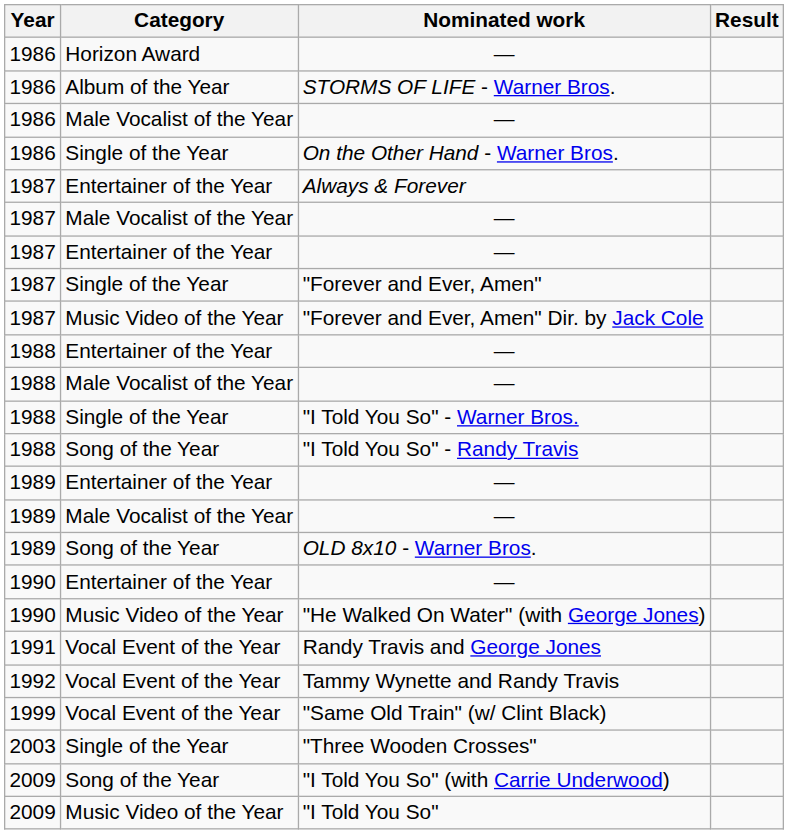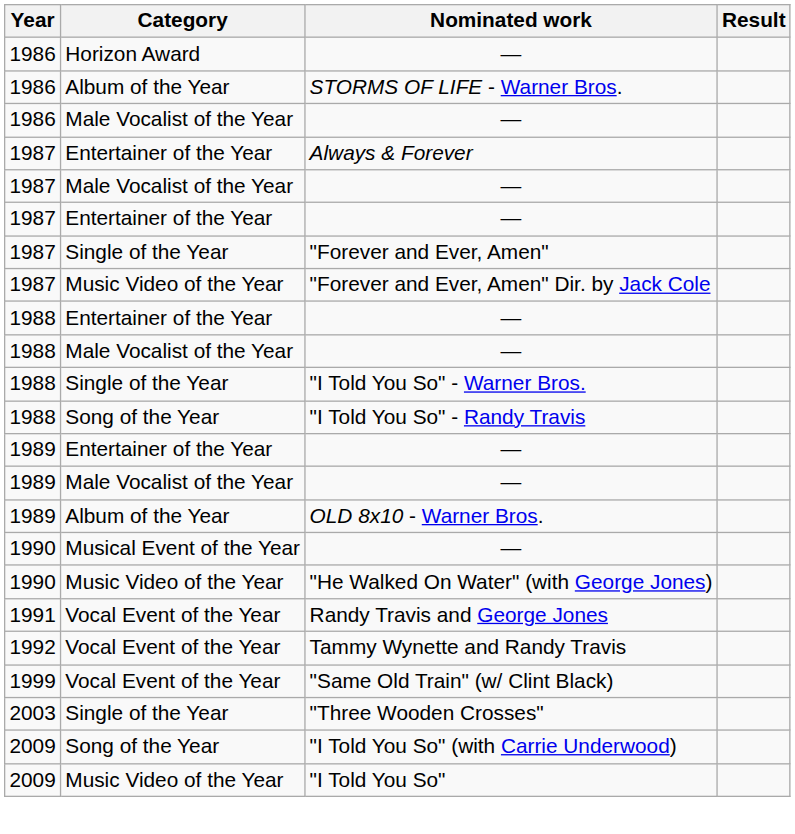- row: (33, 152)
(142, 548) Song of the Year -> (147, 515) Album of the Year
(169, 581) Entertainer of the Year -> (183, 548) Musical Event of the Year
